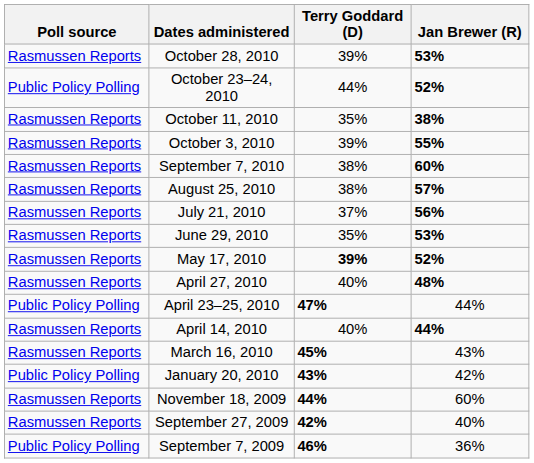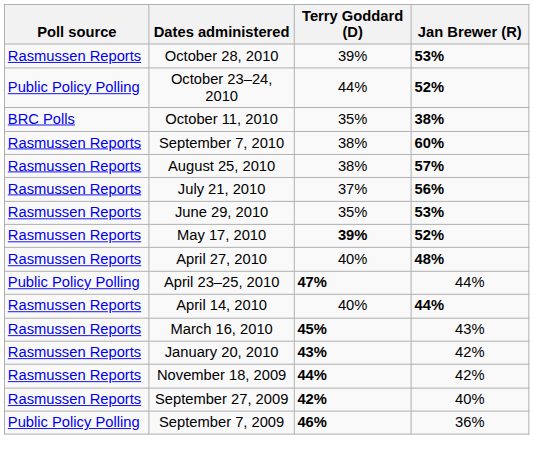(75, 119) Rasmussen Reports -> (41, 119) BRC Polls
- row: (222, 142)
(74, 376) Public Policy Polling -> (75, 352) Rasmussen Reports
(470, 399) 60% -> (470, 376) 42%
